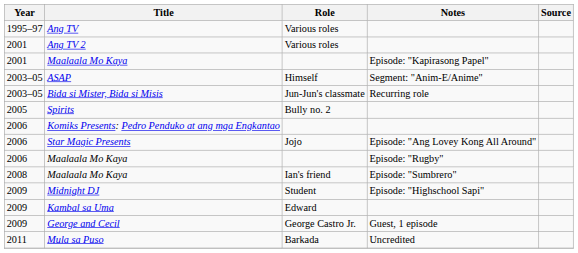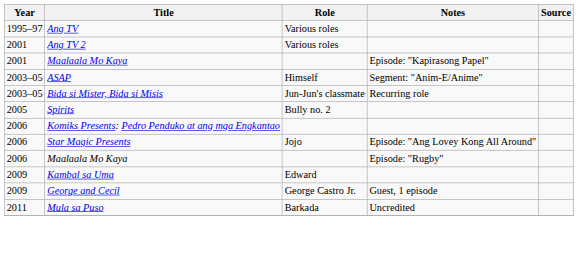- row: (87, 175)
- row: (73, 191)
